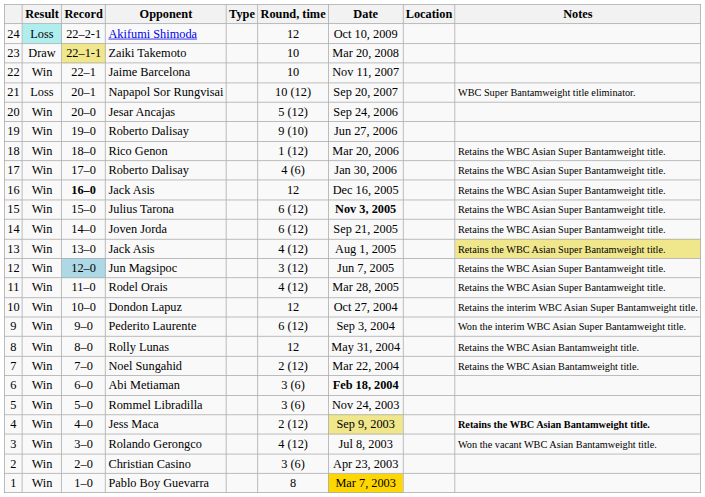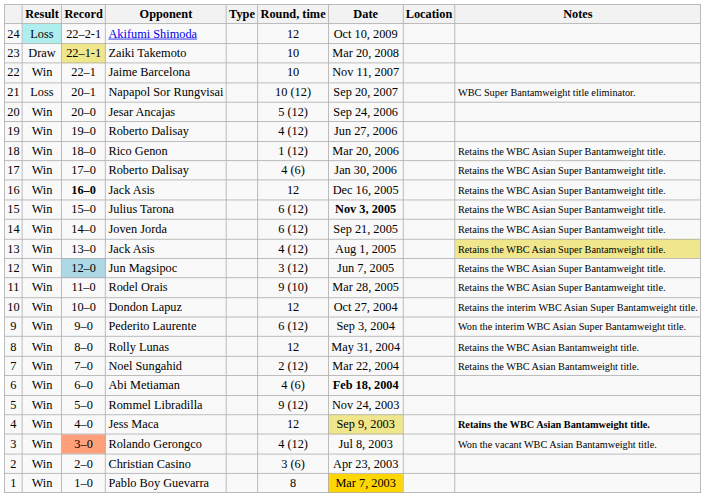(293, 131) 9 (10) -> (293, 131) 4 (12)
(293, 287) 4 (12) -> (293, 287) 9 (10)
(293, 385) 3 (6) -> (293, 385) 4 (6)
(293, 405) 3 (6) -> (293, 405) 9 (12)
(293, 424) 2 (12) -> (293, 424) 12
(84, 444) no background -> (84, 444) lightsalmon background
